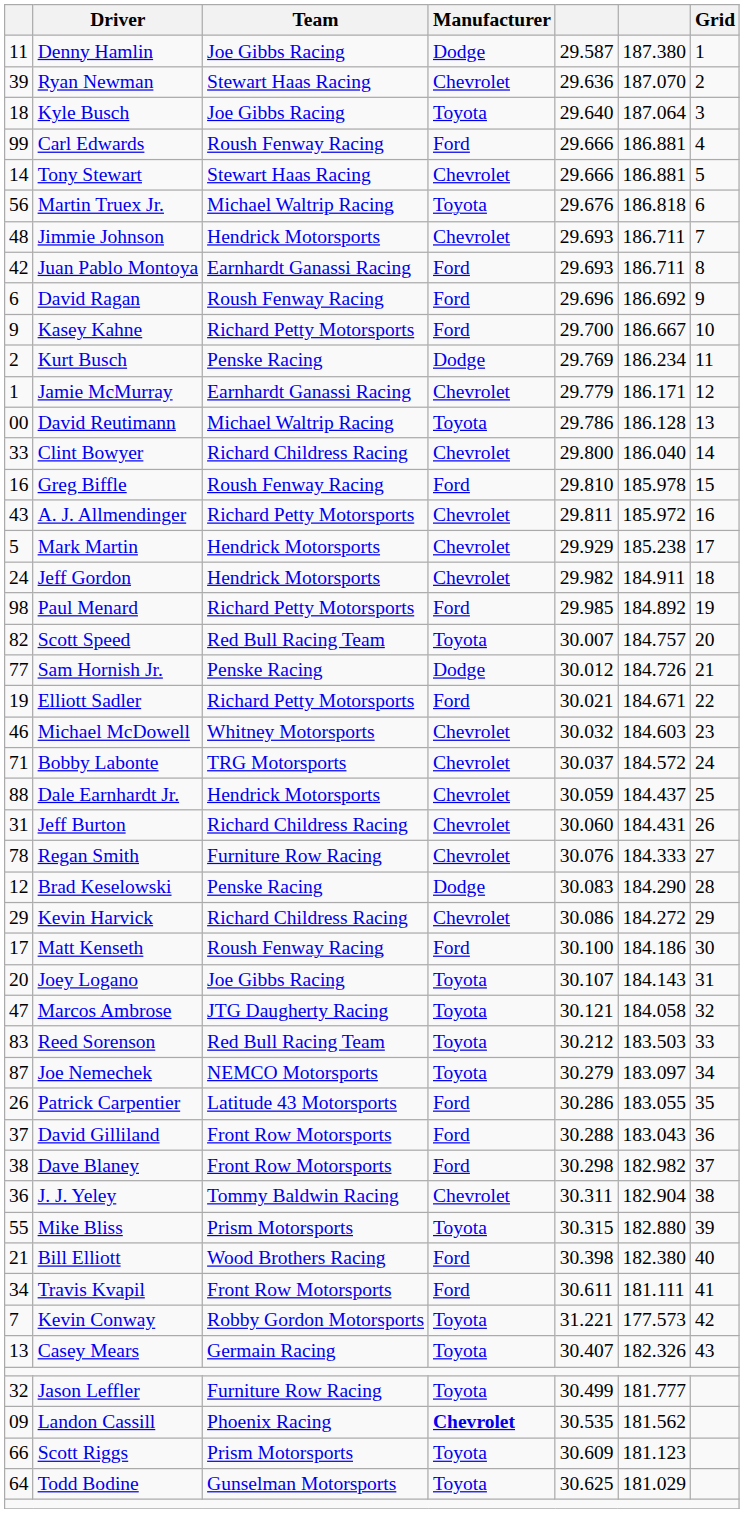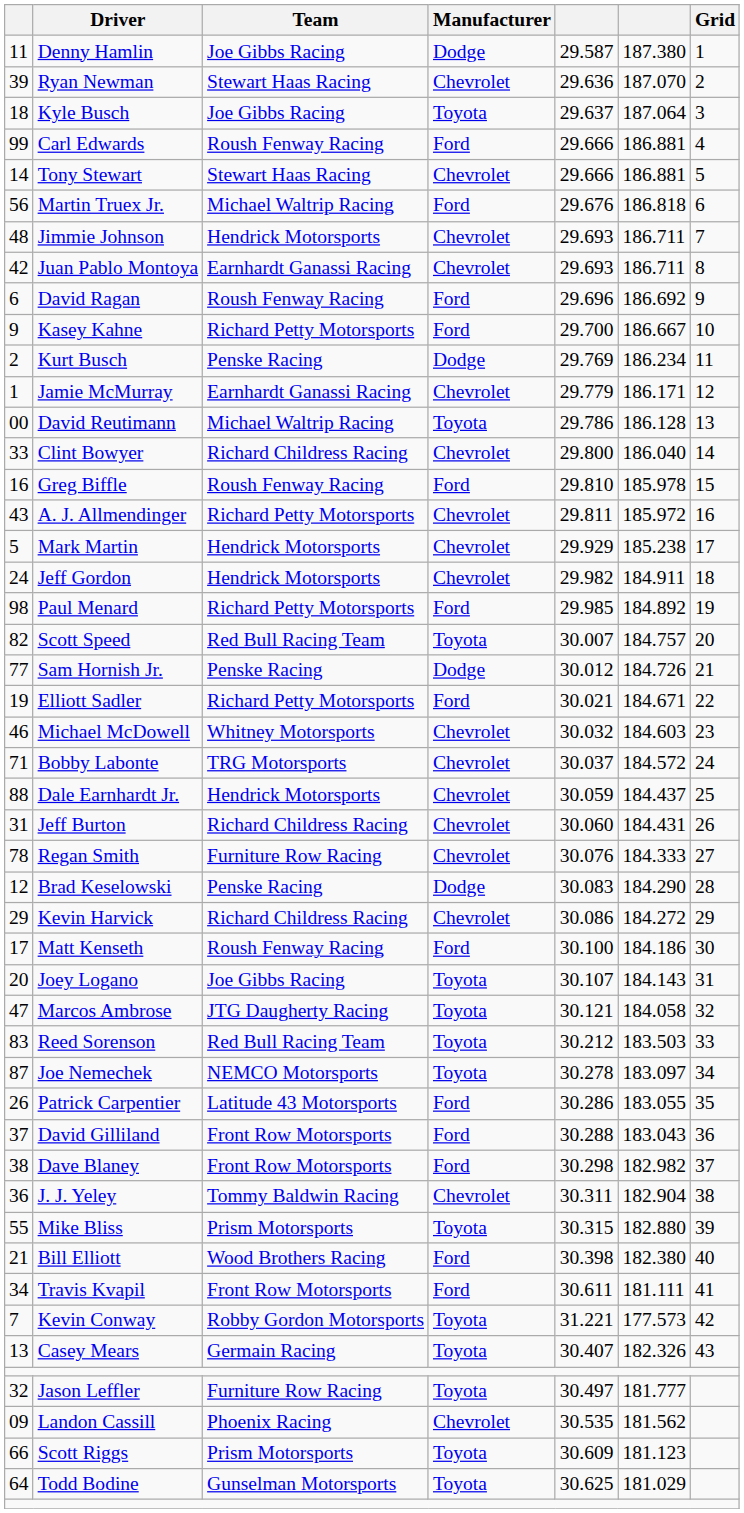(587, 112) 29.640 -> (587, 112) 29.637
(460, 205) Toyota -> (451, 205) Ford
(451, 267) Ford -> (471, 267) Chevrolet
(587, 1072) 30.279 -> (587, 1072) 30.278
(587, 1391) 30.499 -> (587, 1391) 30.497
(474, 1422) bold -> (471, 1422) normal
